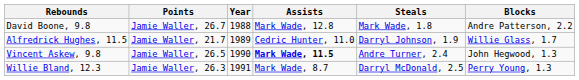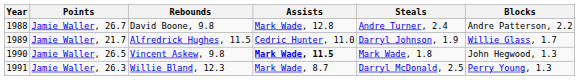columns swapped: (240, 11) <-> (67, 11)
(395, 26) Mark Wade, 1.8 -> (403, 26) Andre Turner, 2.4
(403, 54) Andre Turner, 2.4 -> (395, 54) Mark Wade, 1.8
